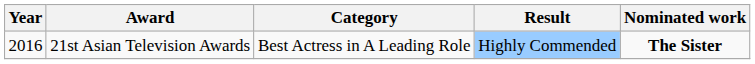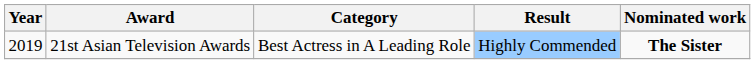(25, 44) 2016 -> (25, 44) 2019
